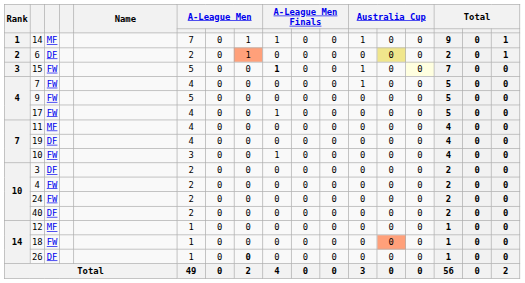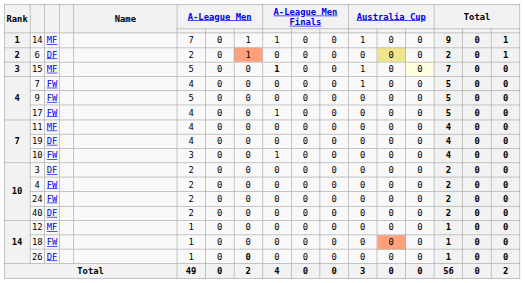(52, 69) FW -> (52, 69) MF
